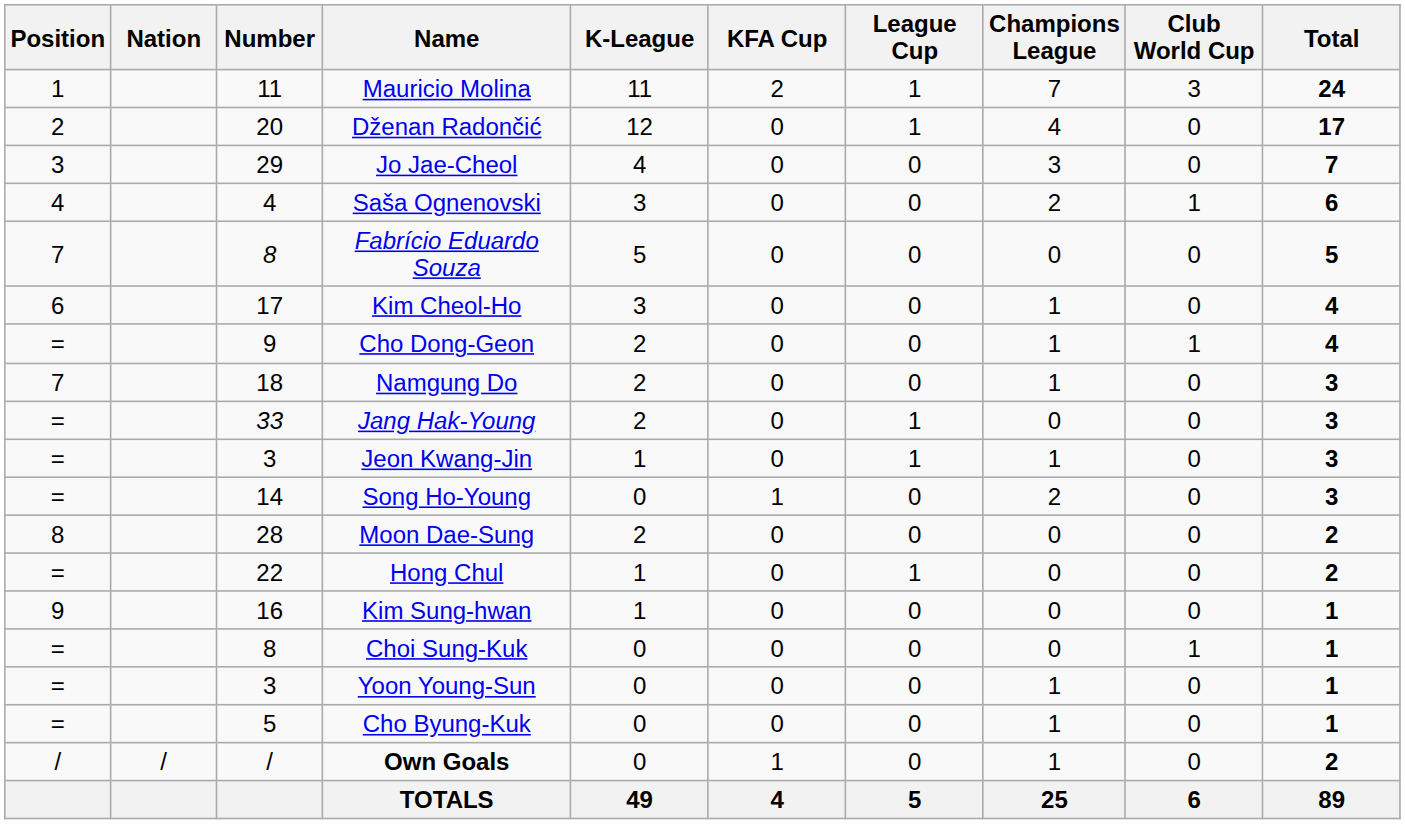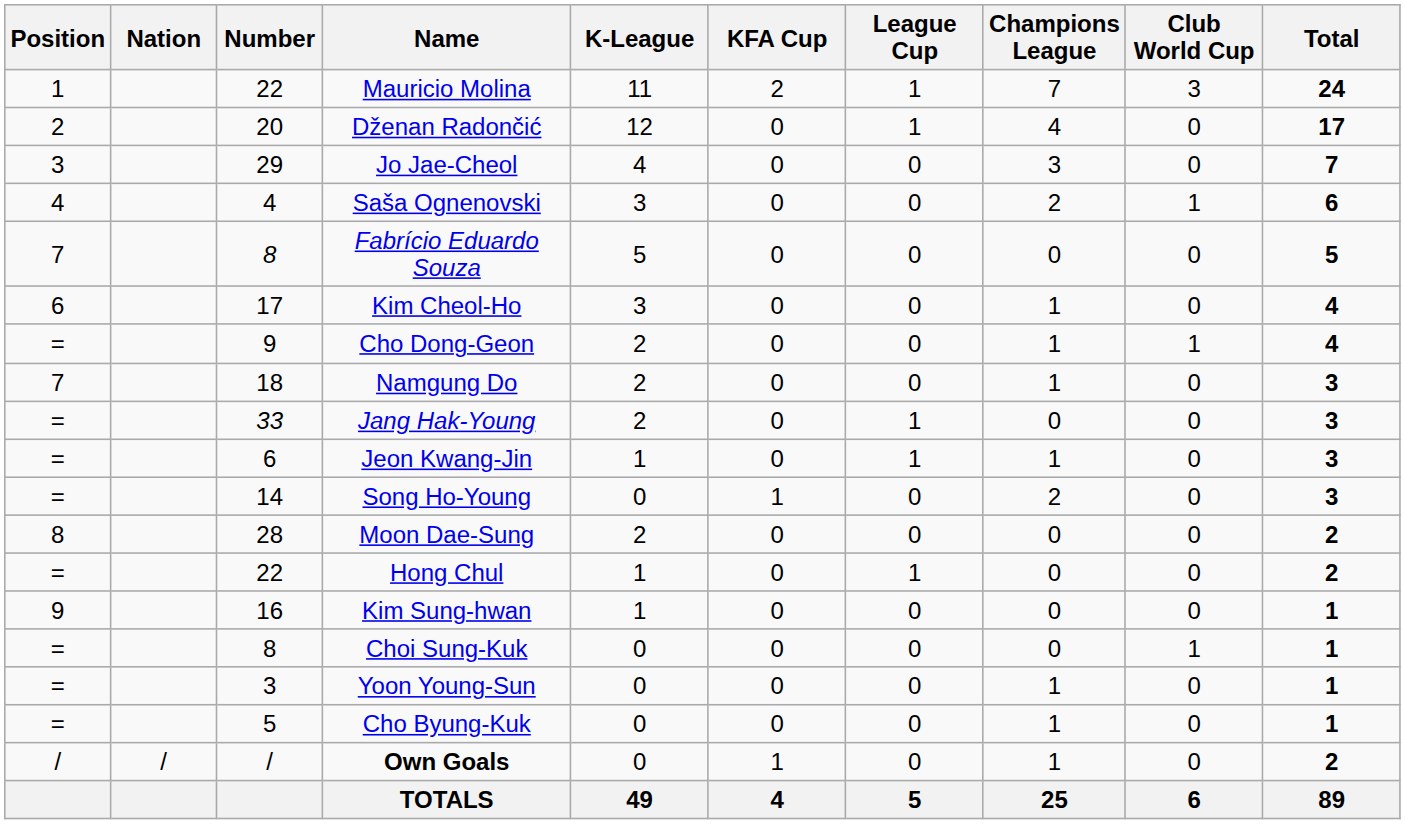(270, 89) 11 -> (270, 89) 22
(270, 458) 3 -> (270, 458) 6
